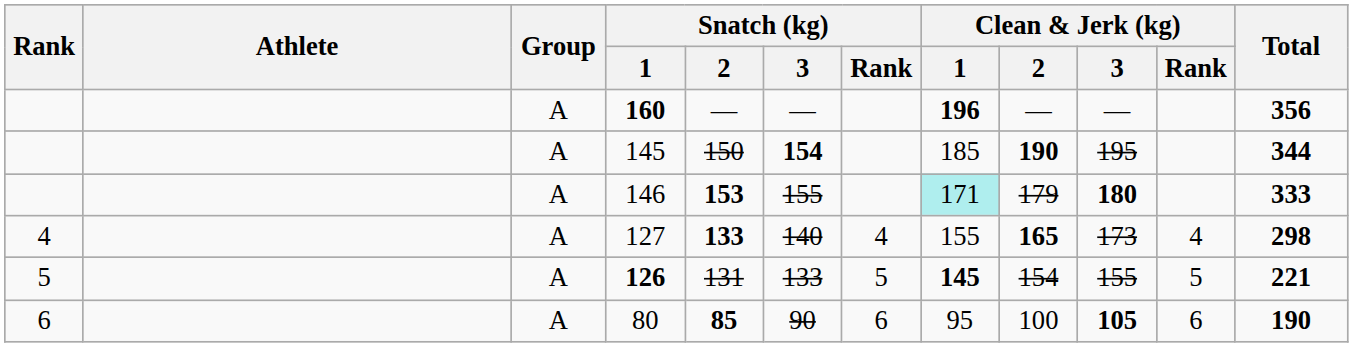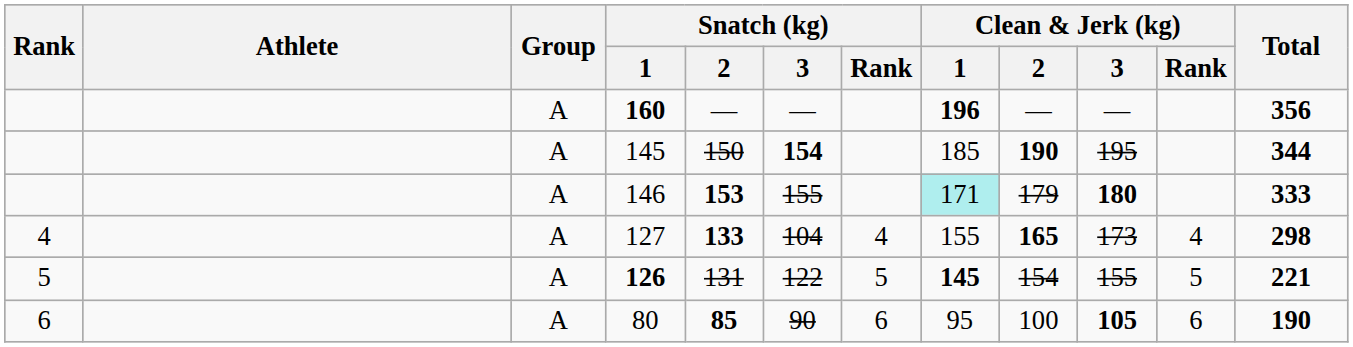(803, 236) 140 -> (803, 236) 104
(803, 278) 133 -> (803, 278) 122
